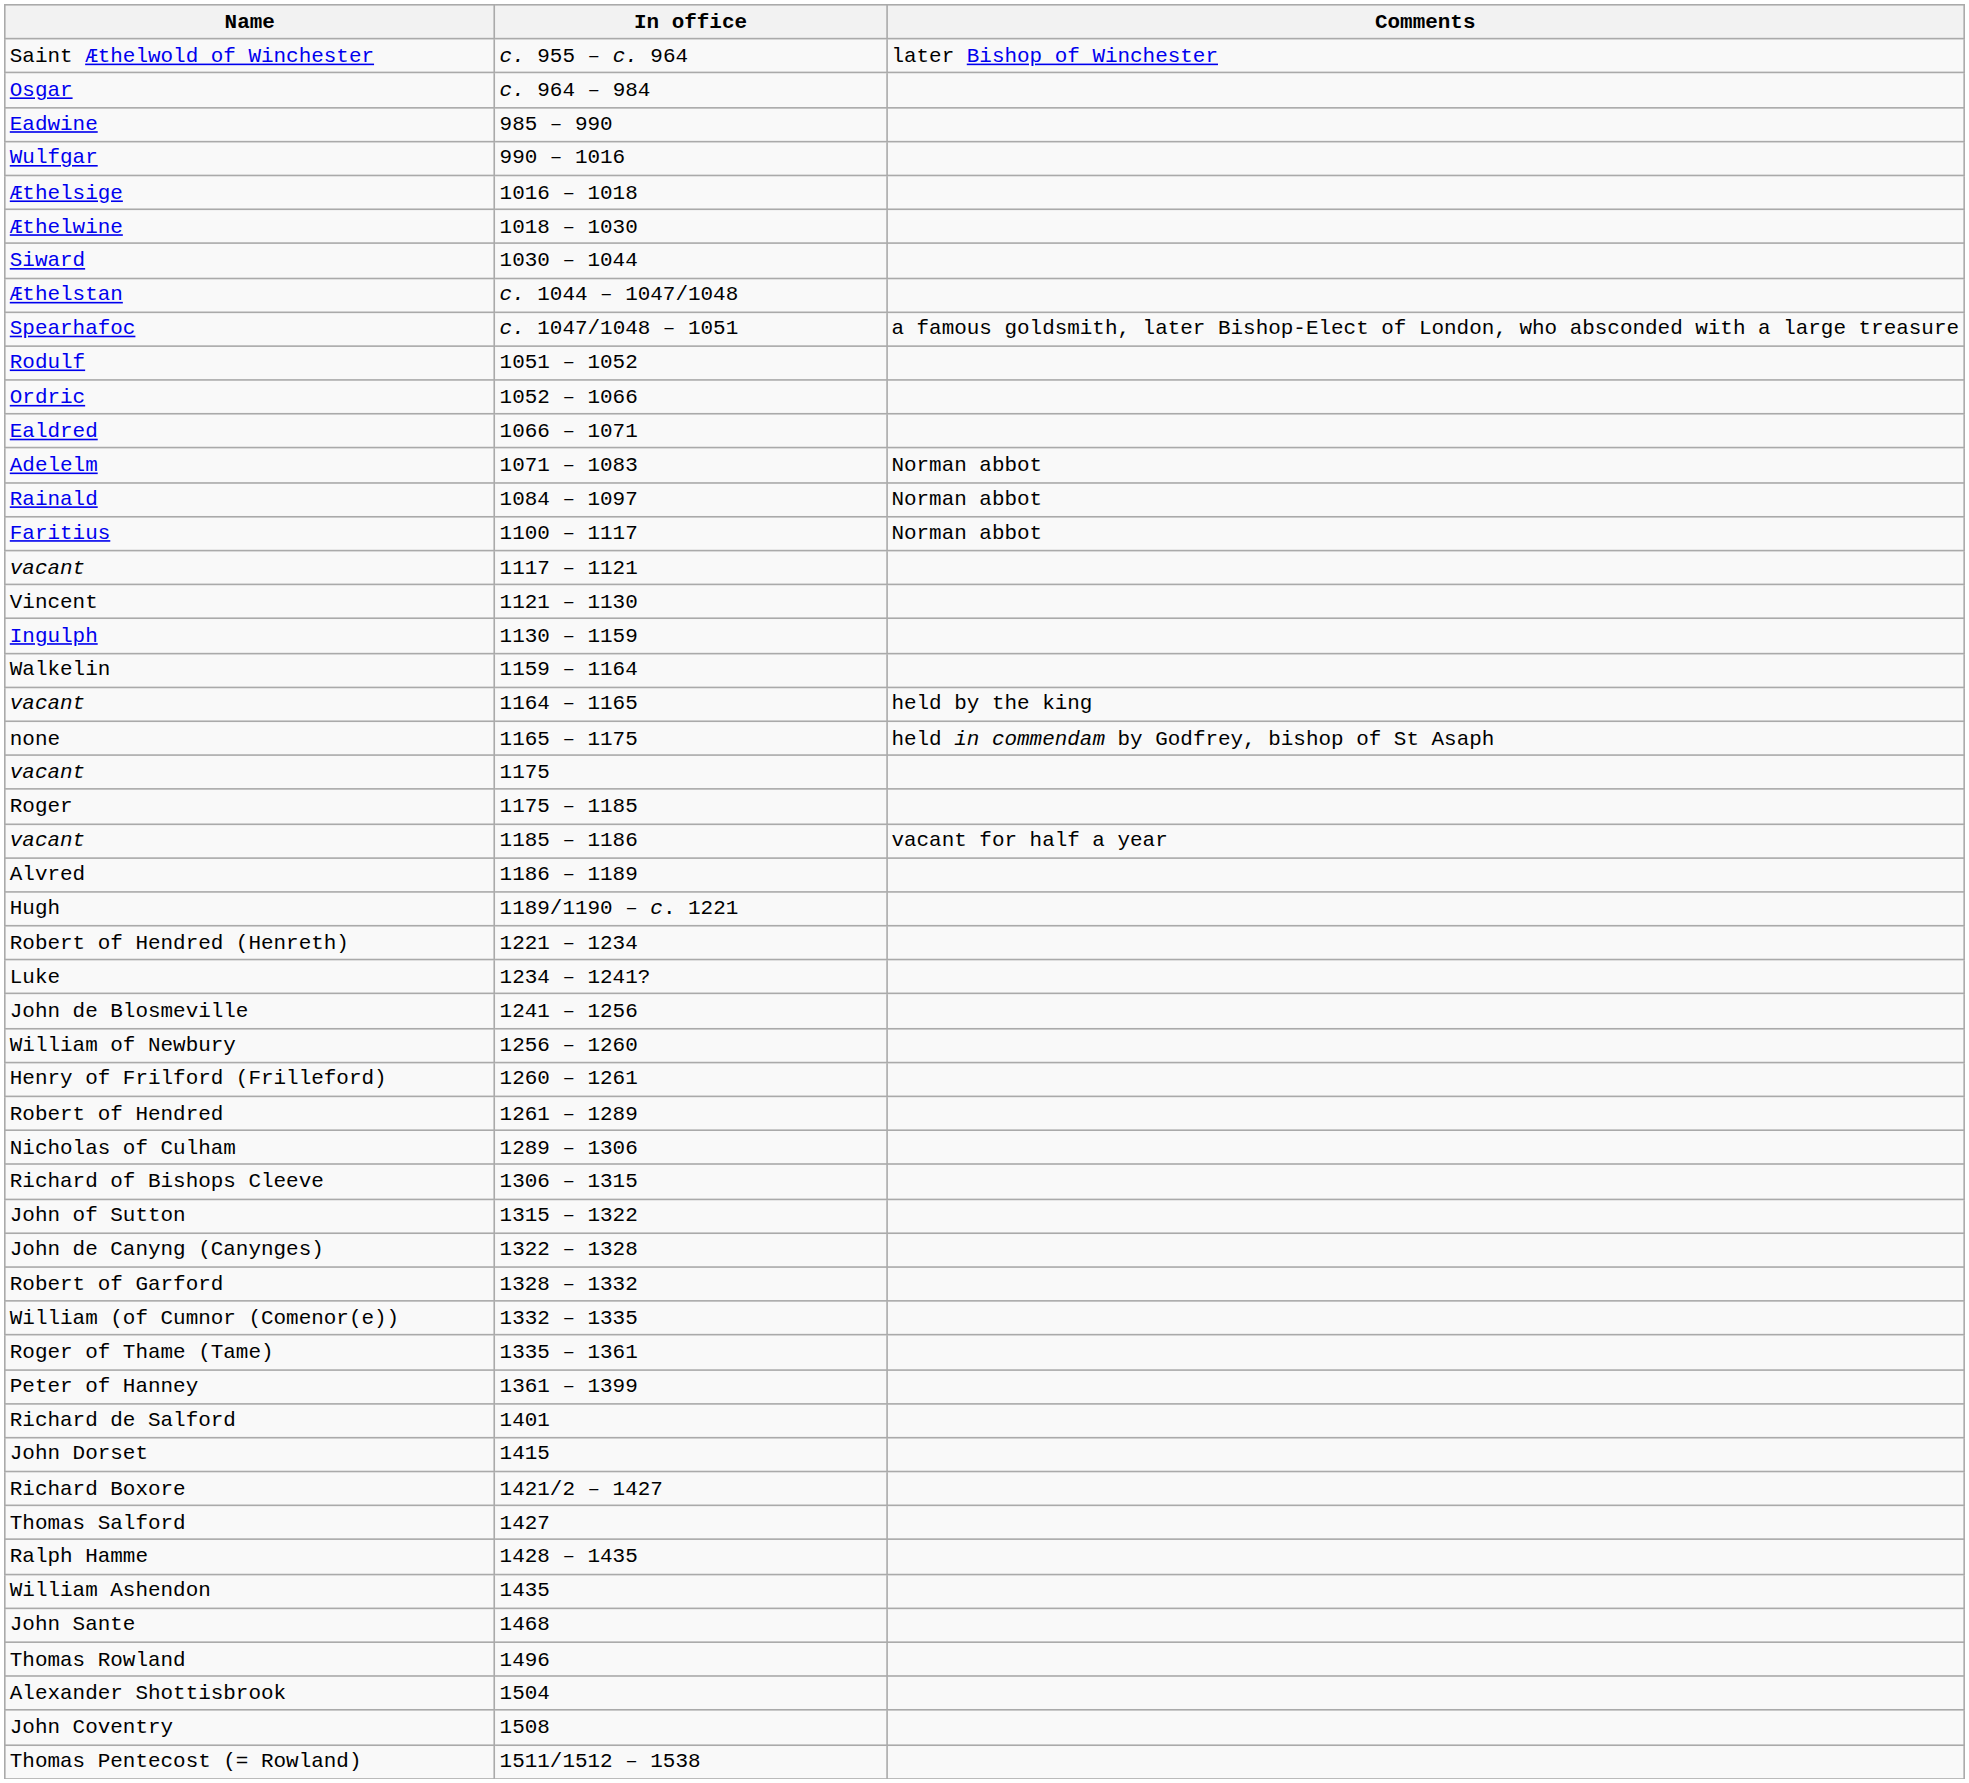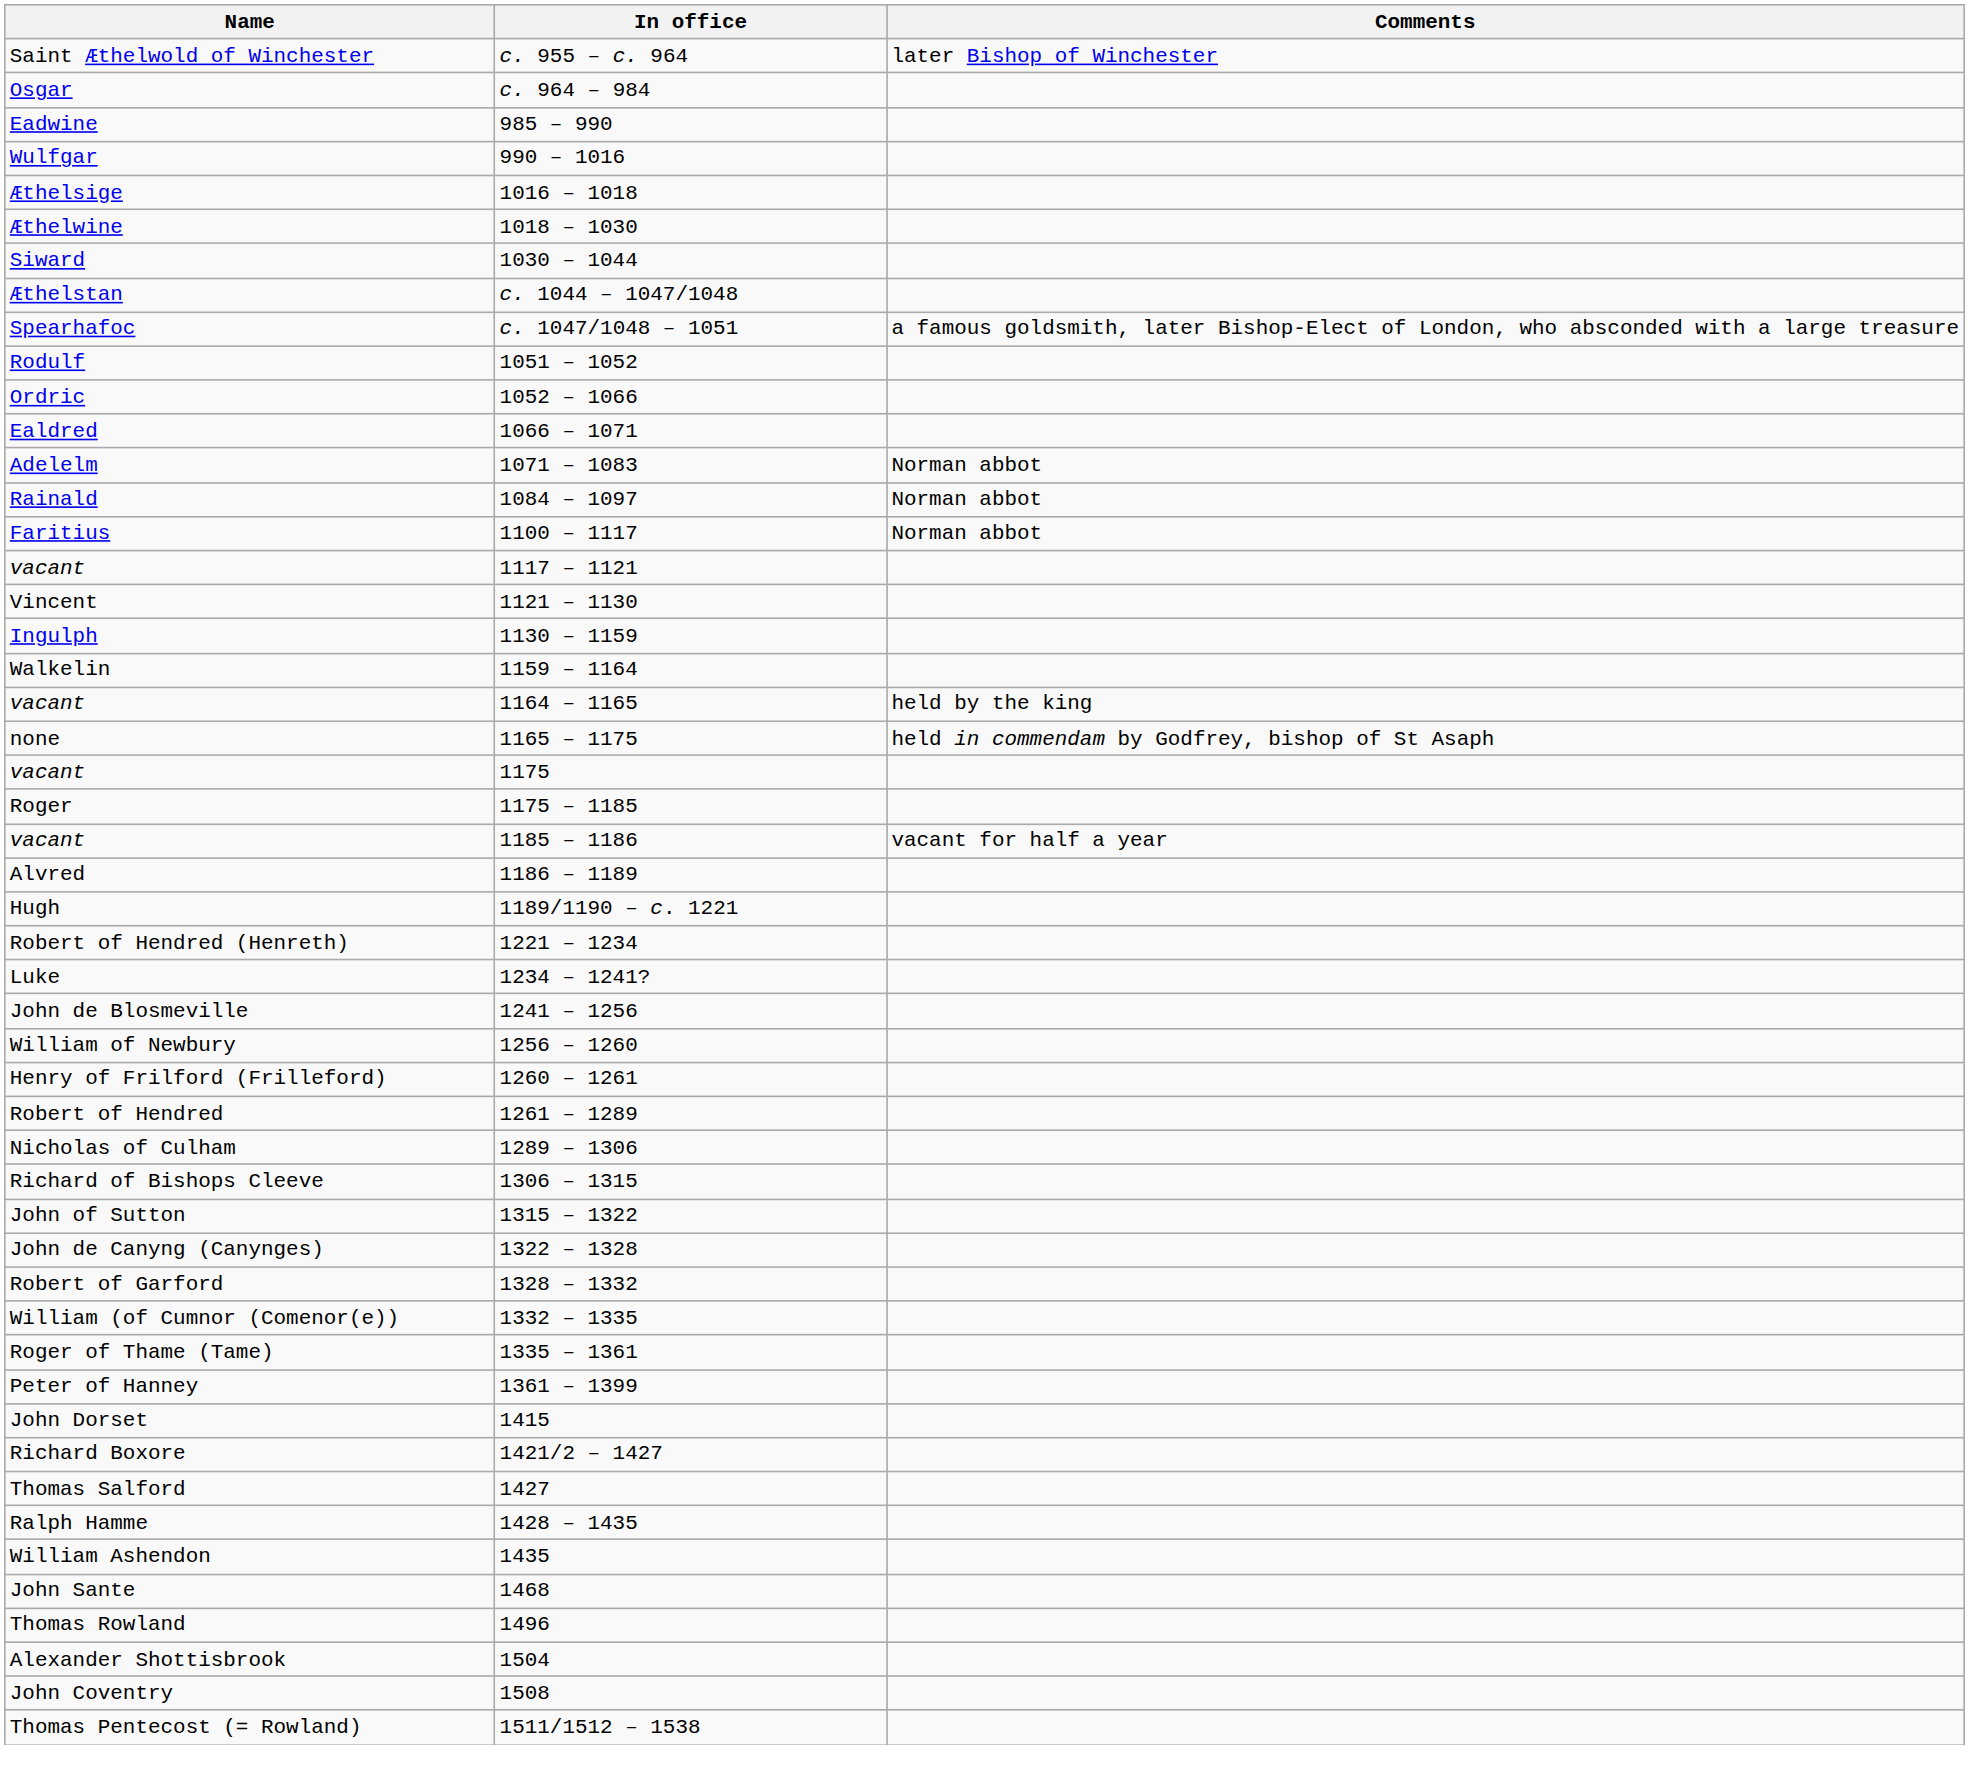- row: (123, 1420)
